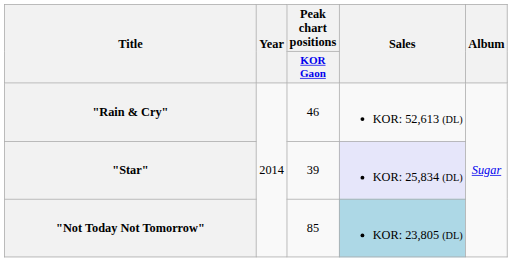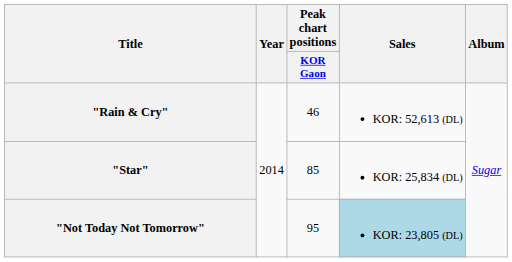(313, 170) 39 -> (313, 170) 85
(402, 177) lavender background -> (402, 177) no background
(313, 228) 85 -> (313, 228) 95
